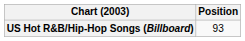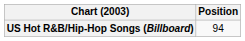(218, 28) 93 -> (218, 28) 94
